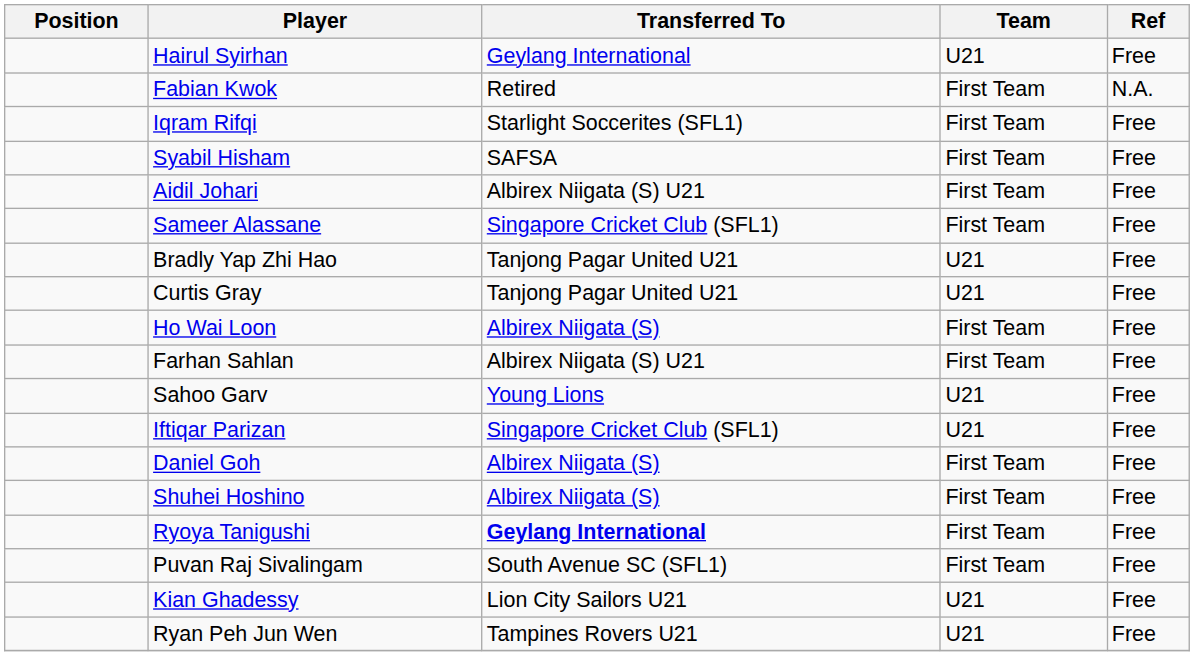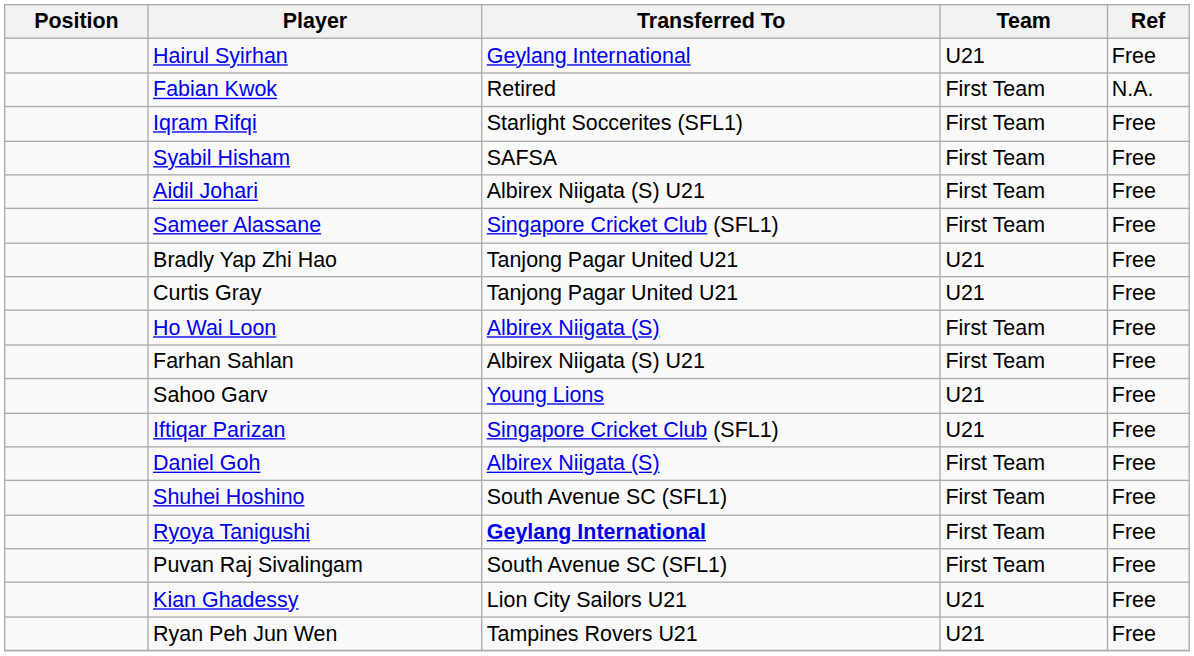(573, 497) Albirex Niigata (S) -> (607, 497) South Avenue SC (SFL1)
